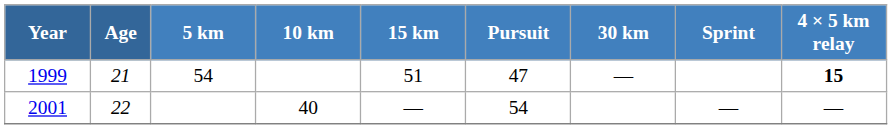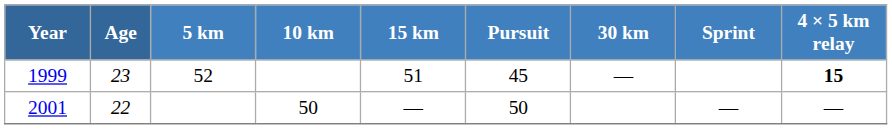(121, 75) 21 -> (121, 75) 23
(203, 75) 54 -> (203, 75) 52
(518, 75) 47 -> (518, 75) 45
(308, 107) 40 -> (308, 107) 50
(518, 107) 54 -> (518, 107) 50
